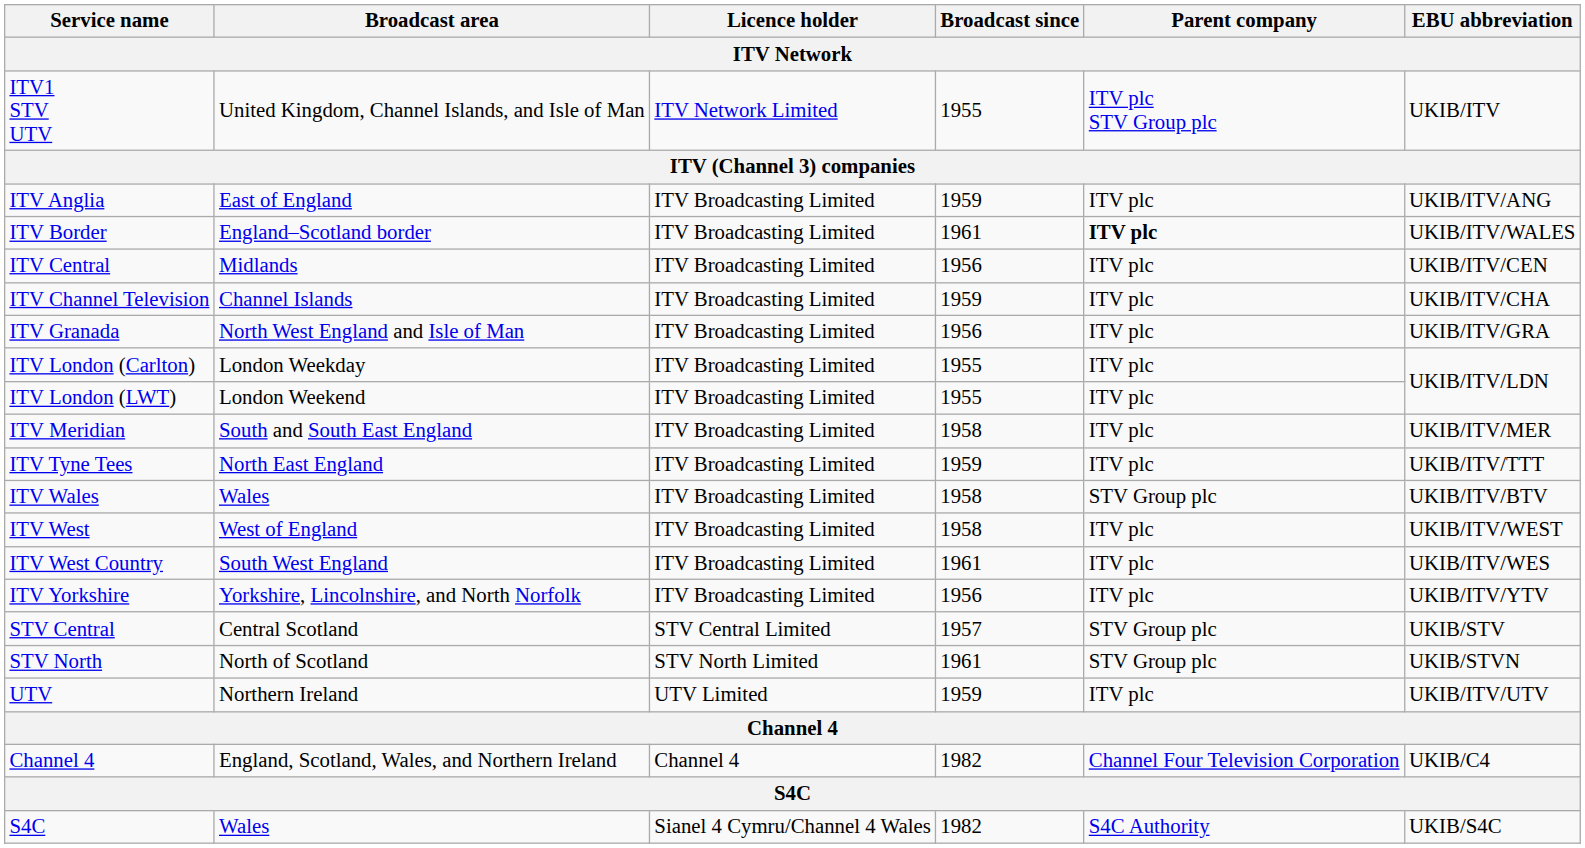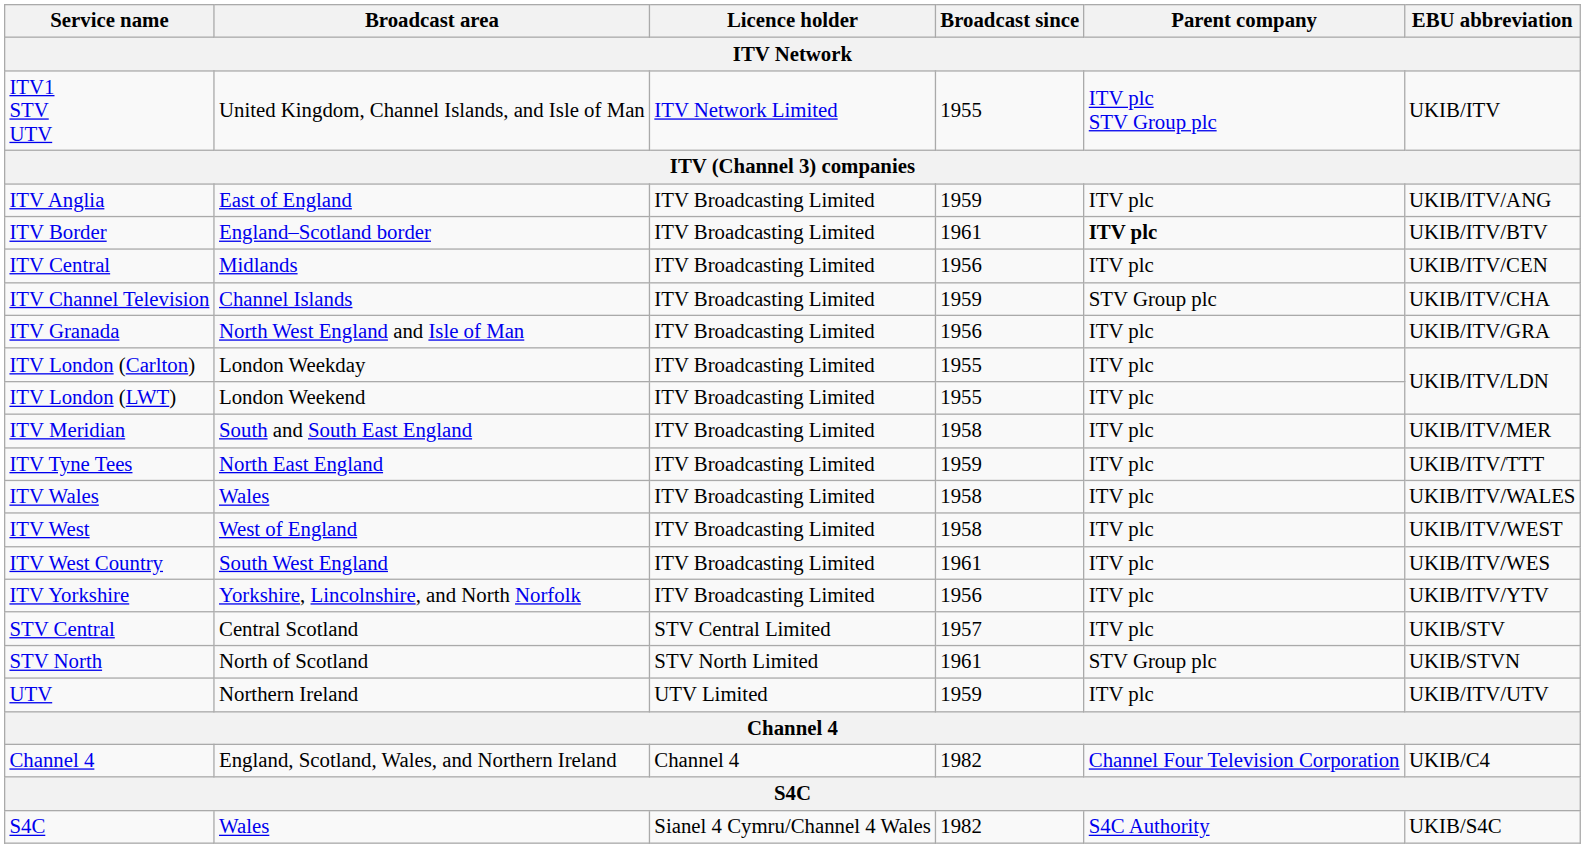(1492, 232) UKIB/ITV/WALES -> (1478, 232) UKIB/ITV/BTV
(1121, 298) ITV plc -> (1153, 298) STV Group plc
(1153, 496) STV Group plc -> (1121, 496) ITV plc
(1478, 496) UKIB/ITV/BTV -> (1492, 496) UKIB/ITV/WALES
(1153, 628) STV Group plc -> (1121, 628) ITV plc
